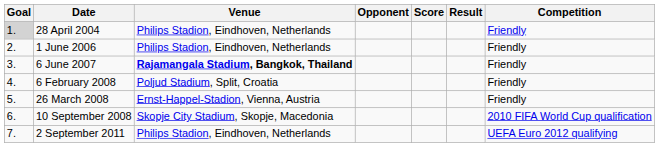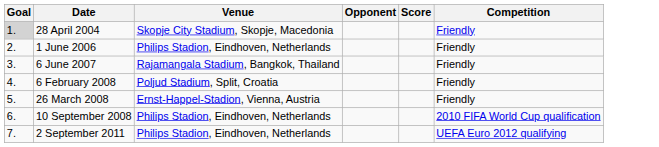- column: (466, 13)
(234, 30) Philips Stadion, Eindhoven, Netherlands -> (235, 30) Skopje City Stadium, Skopje, Macedonia
(245, 64) bold -> (238, 64) normal
(235, 116) Skopje City Stadium, Skopje, Macedonia -> (234, 116) Philips Stadion, Eindhoven, Netherlands
